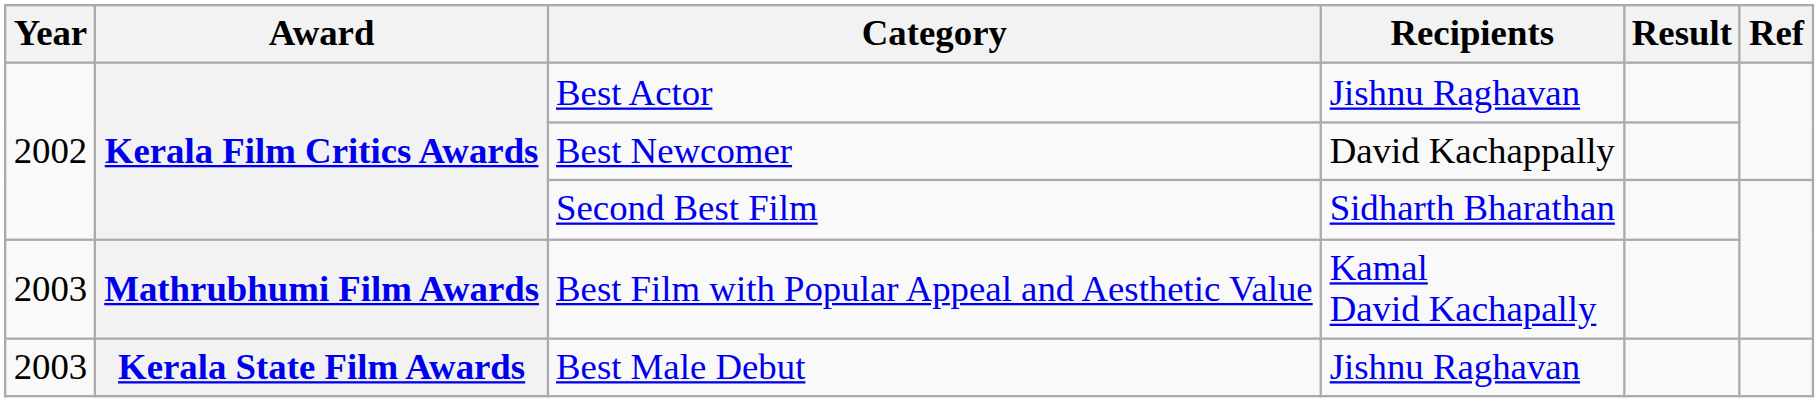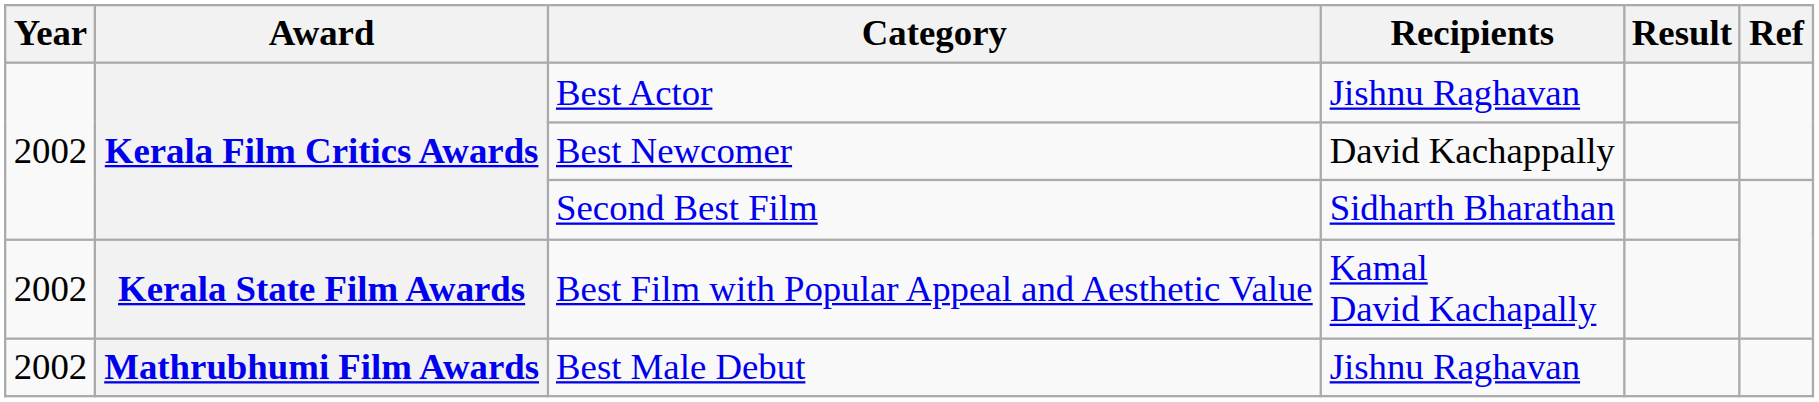(50, 287) 2003 -> (50, 287) 2002
(322, 287) Mathrubhumi Film Awards -> (322, 287) Kerala State Film Awards
(50, 366) 2003 -> (50, 366) 2002
(322, 366) Kerala State Film Awards -> (322, 366) Mathrubhumi Film Awards
